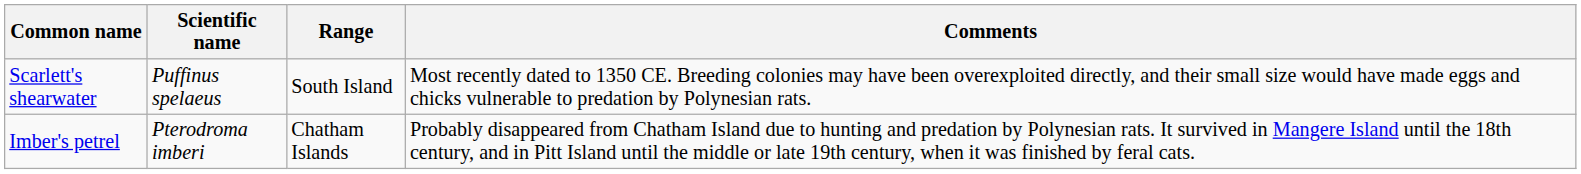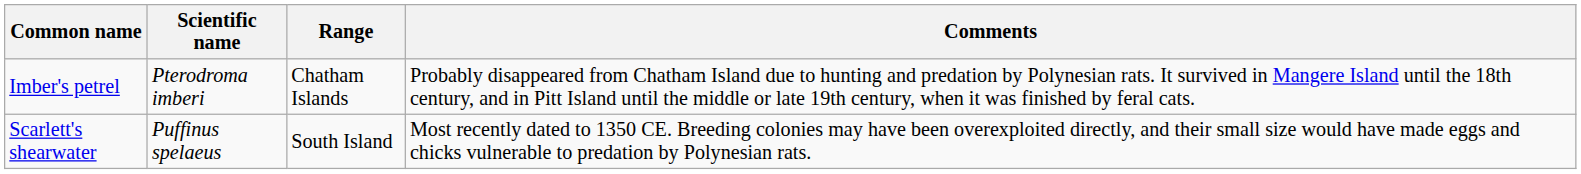rows swapped: (65, 141) <-> (53, 86)
